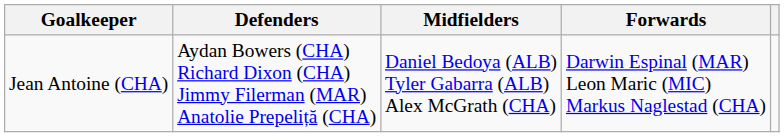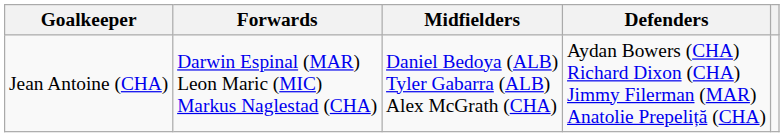columns swapped: (277, 19) <-> (666, 19)
